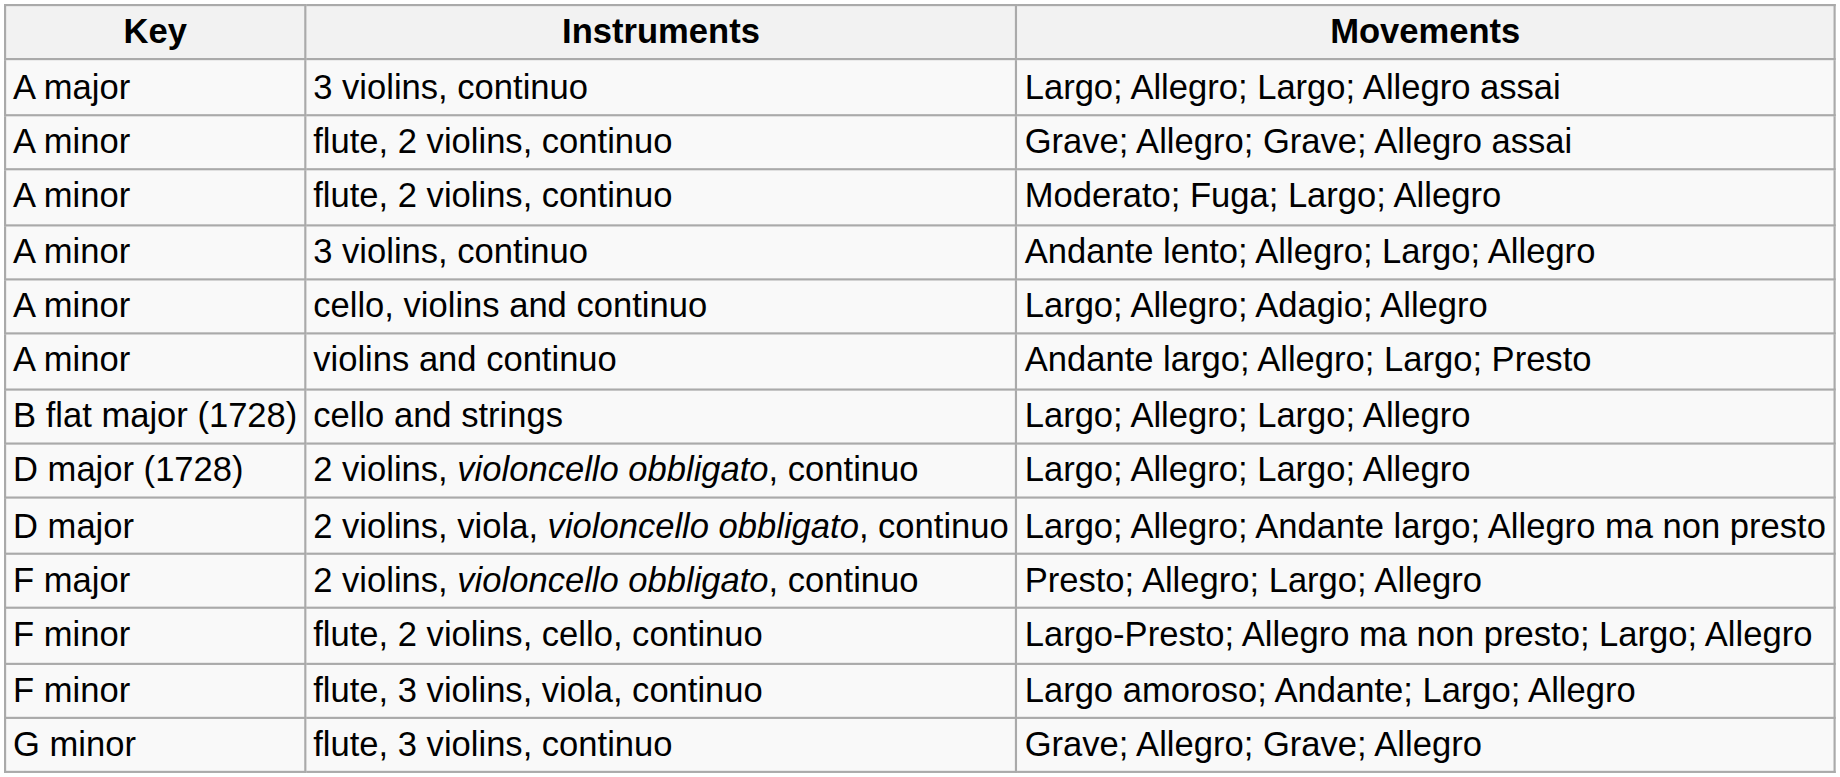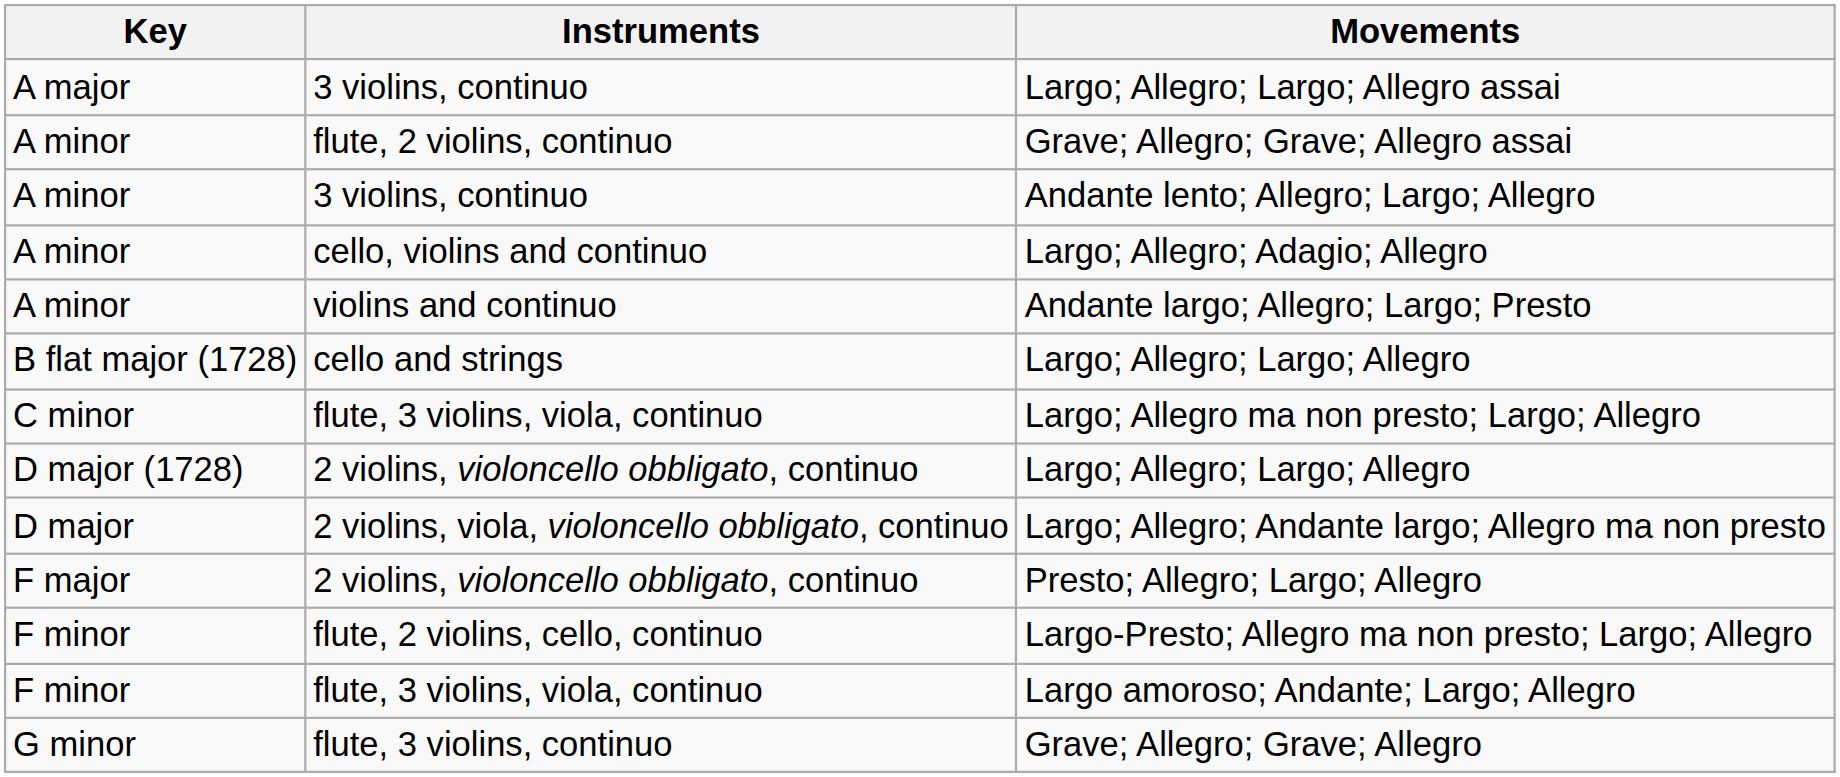- row: (493, 196)
+ row: (538, 415)
